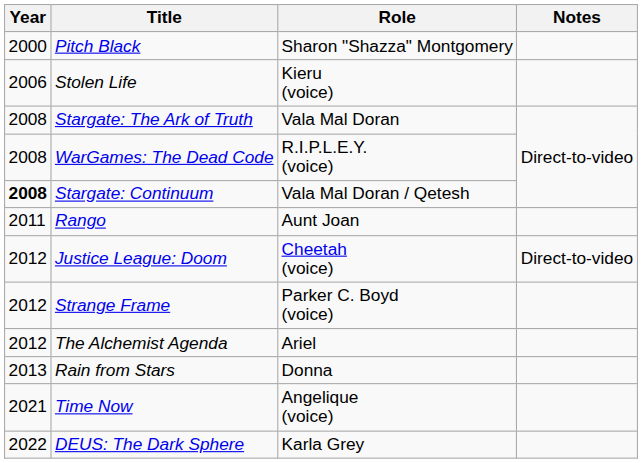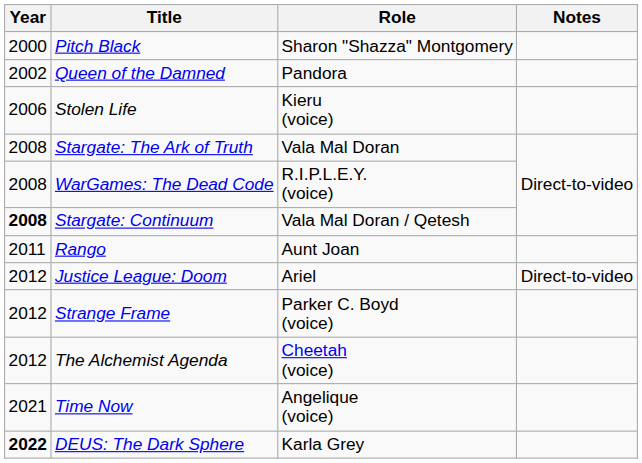+ row: (140, 73)
(314, 258) Cheetah (voice) -> (299, 276) Ariel
(299, 342) Ariel -> (314, 360) Cheetah (voice)
- row: (115, 370)
(28, 444) normal -> (28, 444) bold
